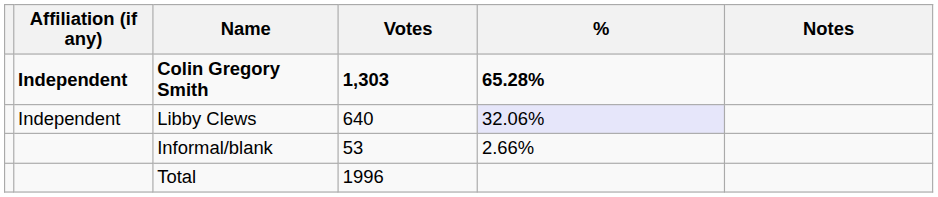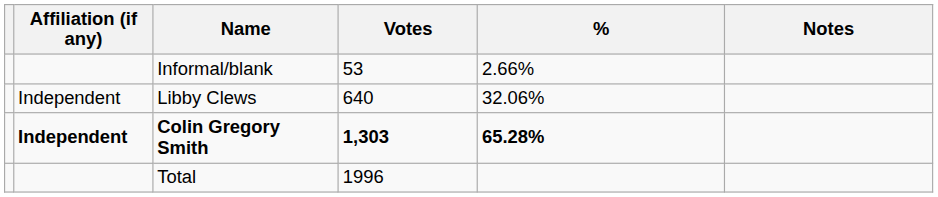rows swapped: (219, 79) <-> (215, 148)
(513, 118) lavender background -> (513, 98) no background
